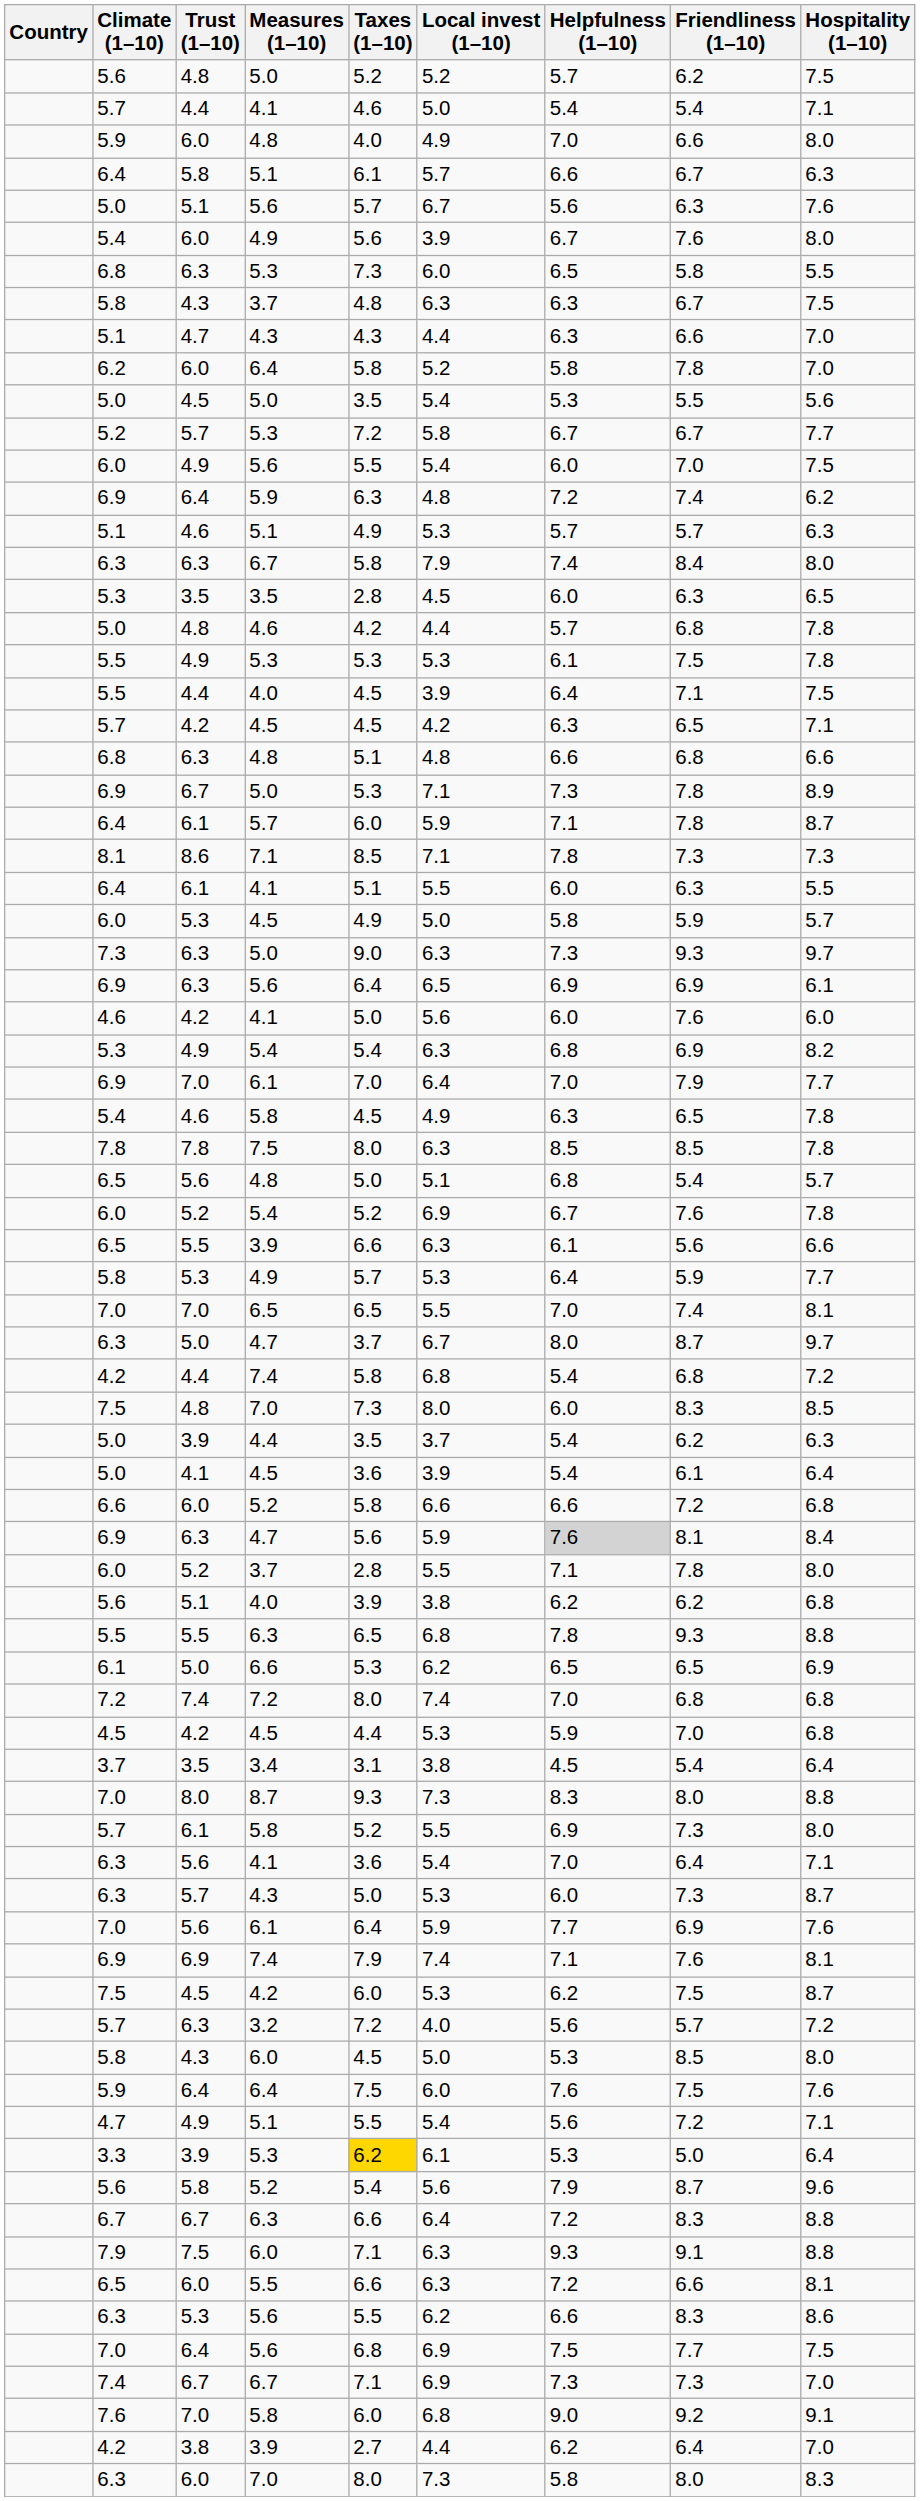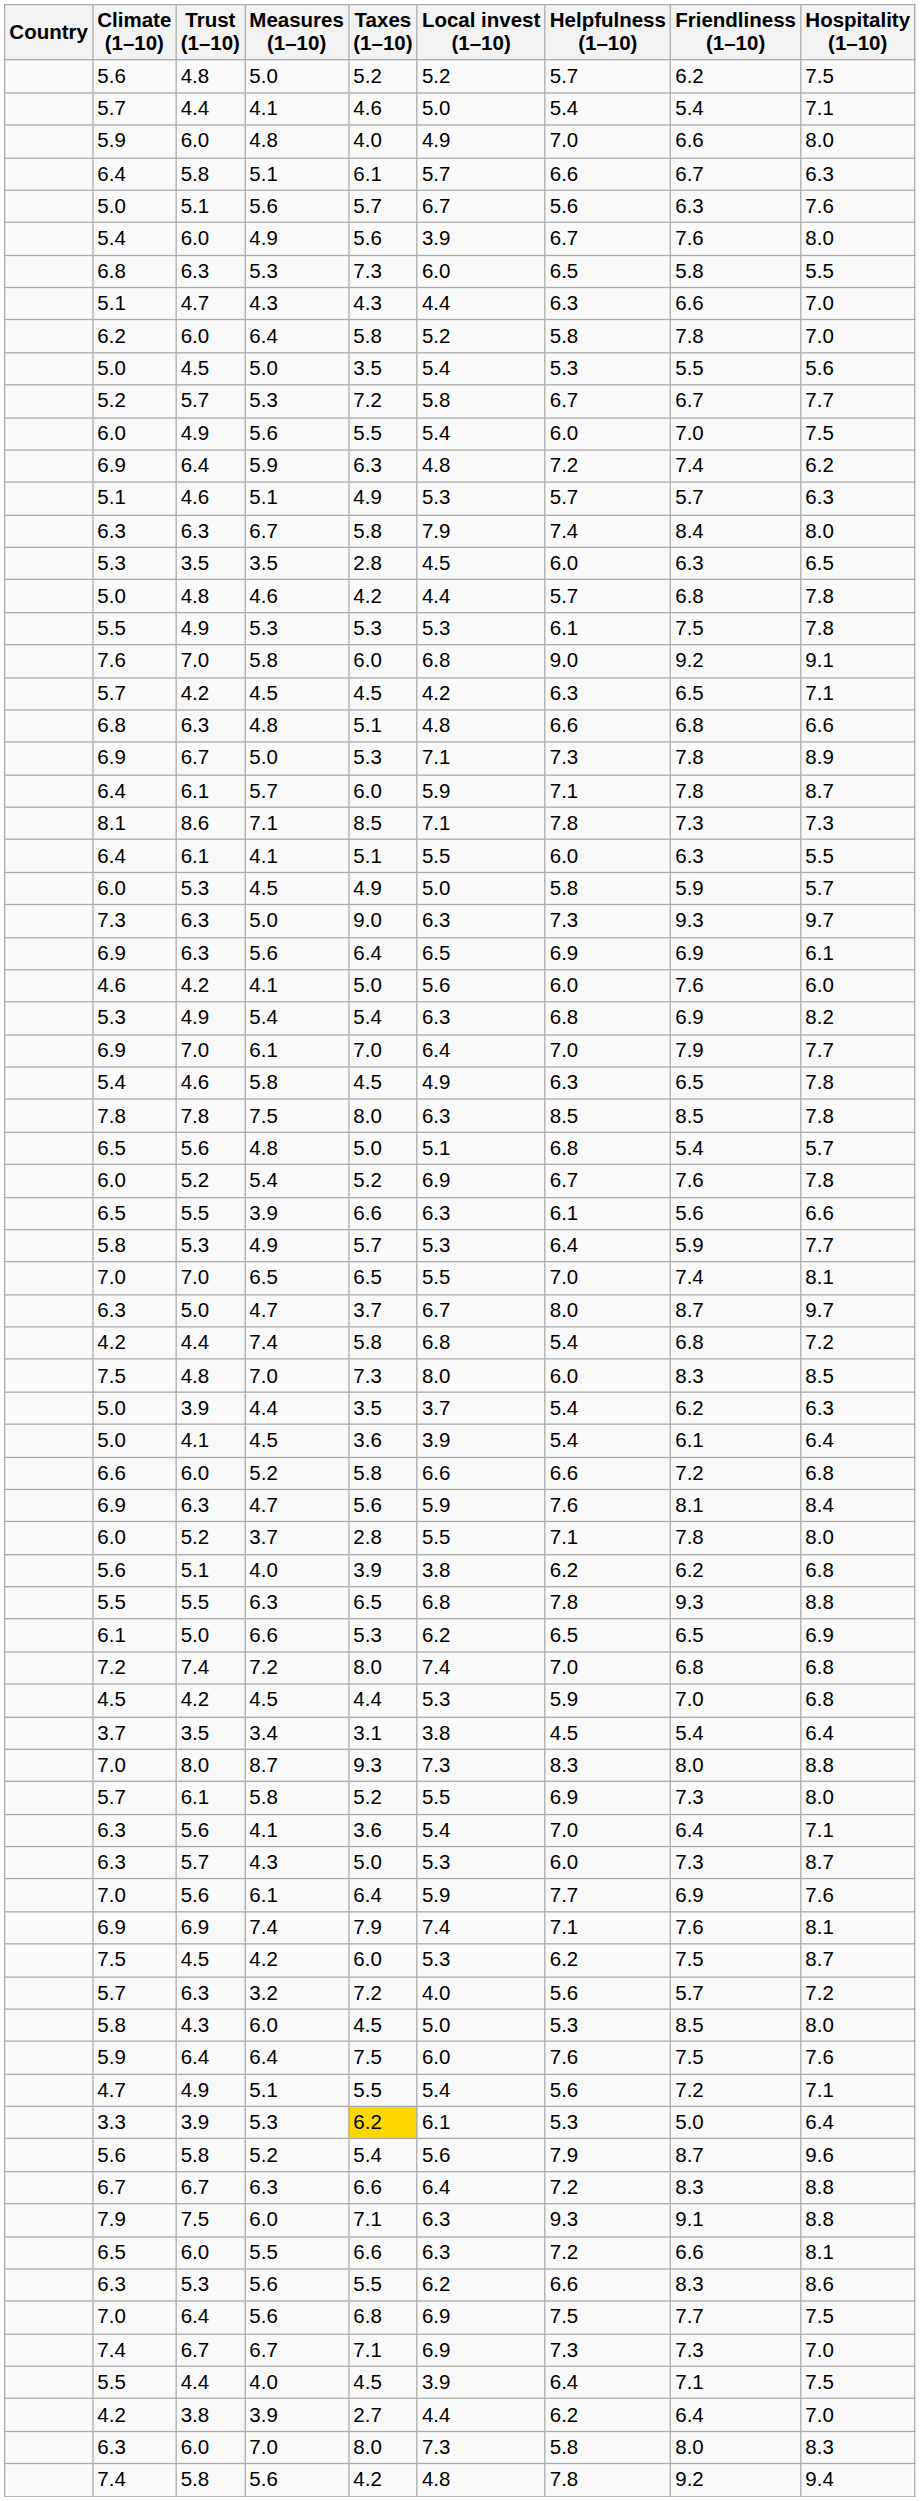- row: (112, 303)
rows swapped: (112, 2414) <-> (112, 693)
(564, 1537) lightgrey background -> (564, 1505) no background
+ row: (112, 2479)
